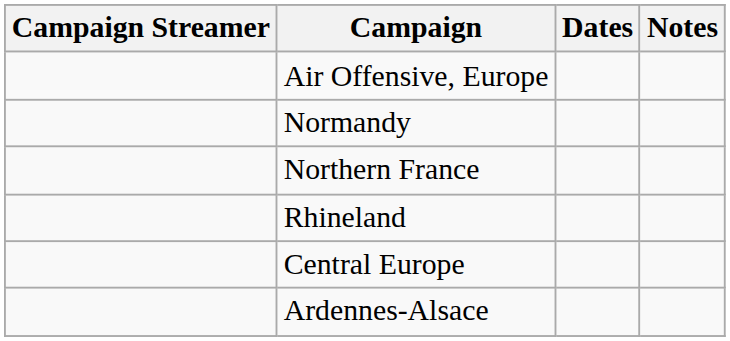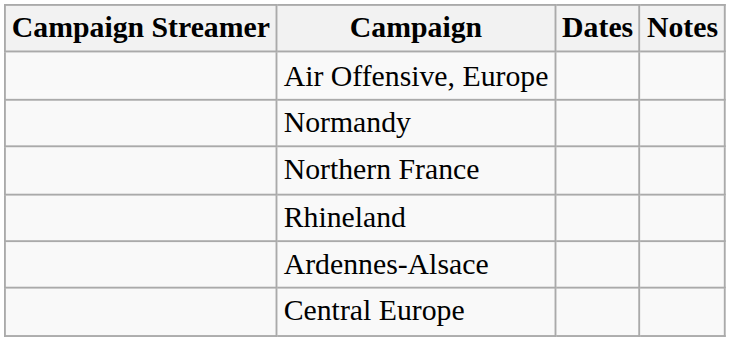rows swapped: (374, 264) <-> (386, 311)
